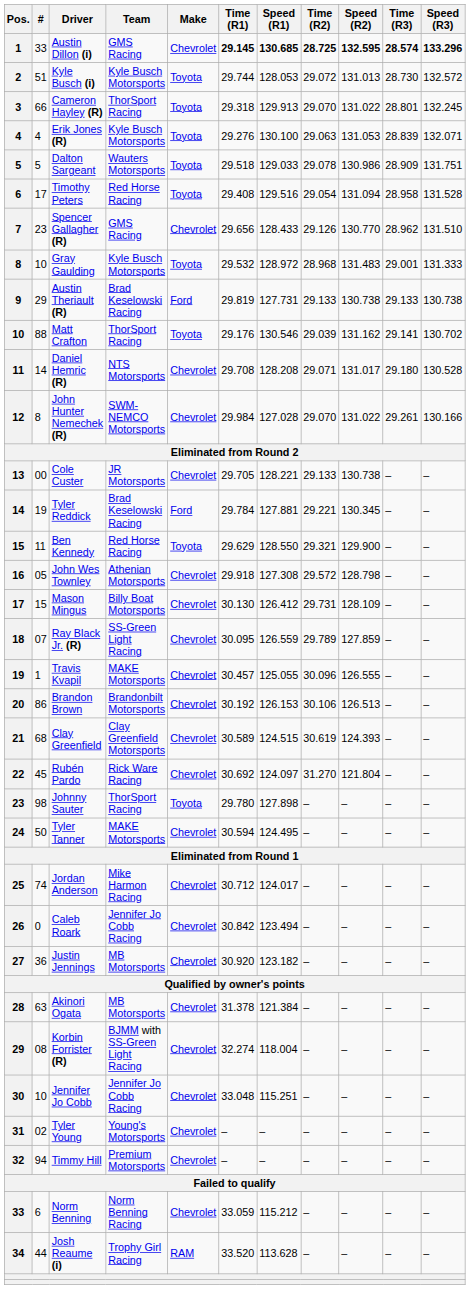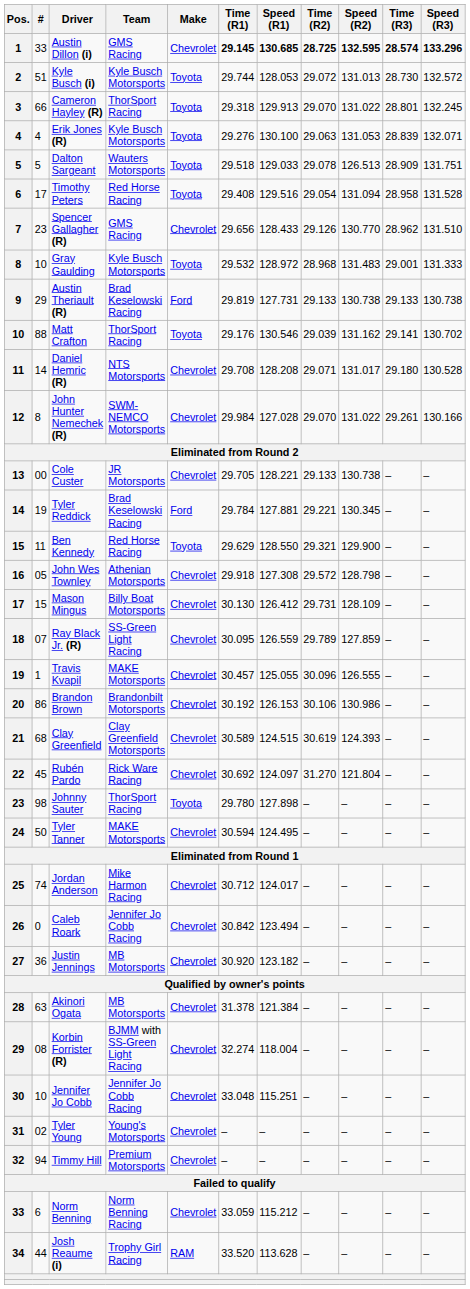(361, 165) 130.986 -> (361, 165) 126.513
(361, 704) 126.513 -> (361, 704) 130.986
